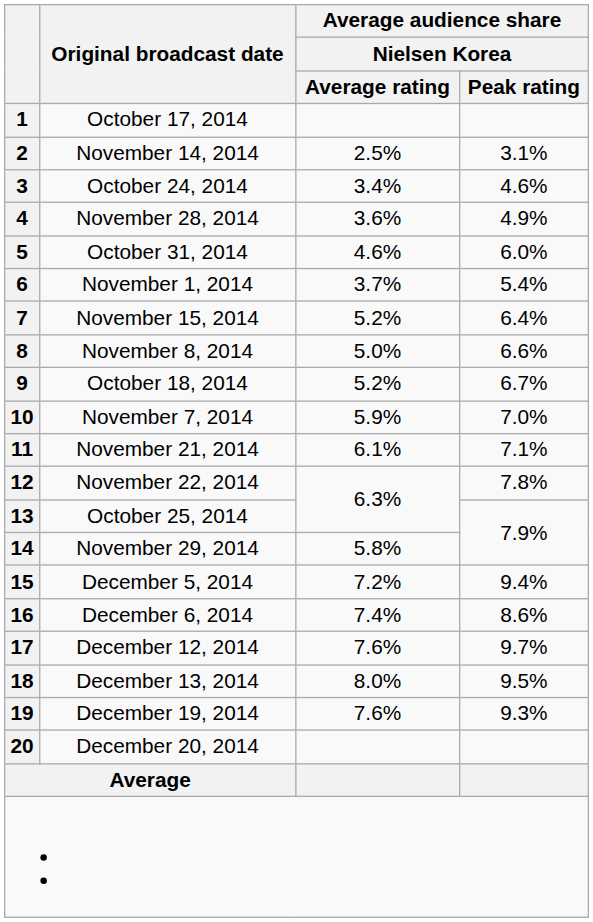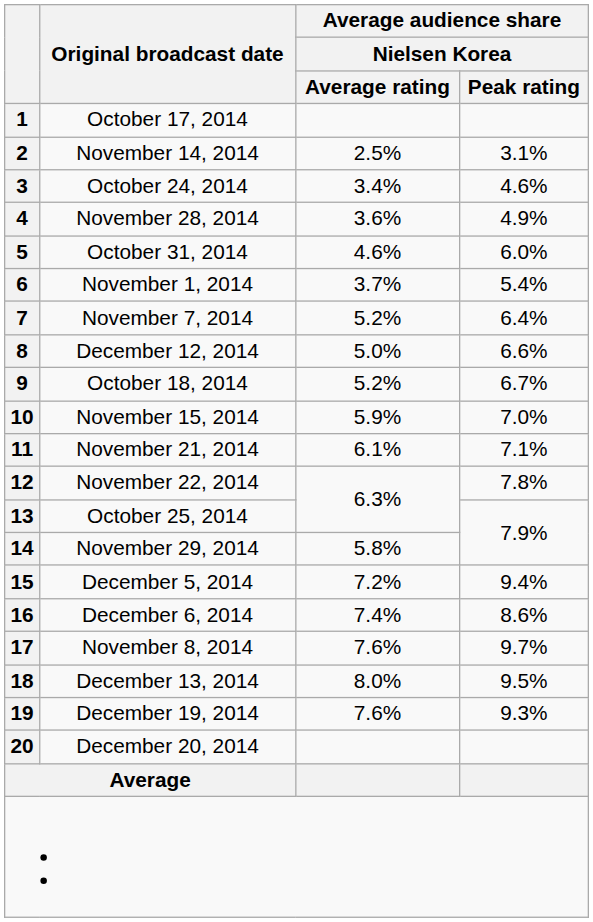(167, 317) November 15, 2014 -> (167, 317) November 7, 2014
(167, 350) November 8, 2014 -> (167, 350) December 12, 2014
(167, 416) November 7, 2014 -> (167, 416) November 15, 2014
(167, 647) December 12, 2014 -> (167, 647) November 8, 2014
